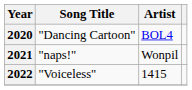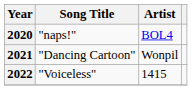(87, 34) "Dancing Cartoon" -> (57, 34) "naps!"
(57, 54) "naps!" -> (87, 54) "Dancing Cartoon"
